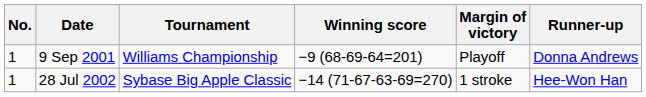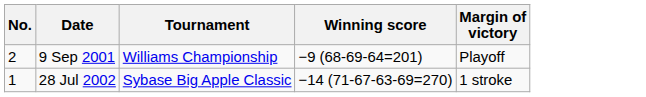- column: (586, 25)
(12, 57) 1 -> (12, 57) 2
